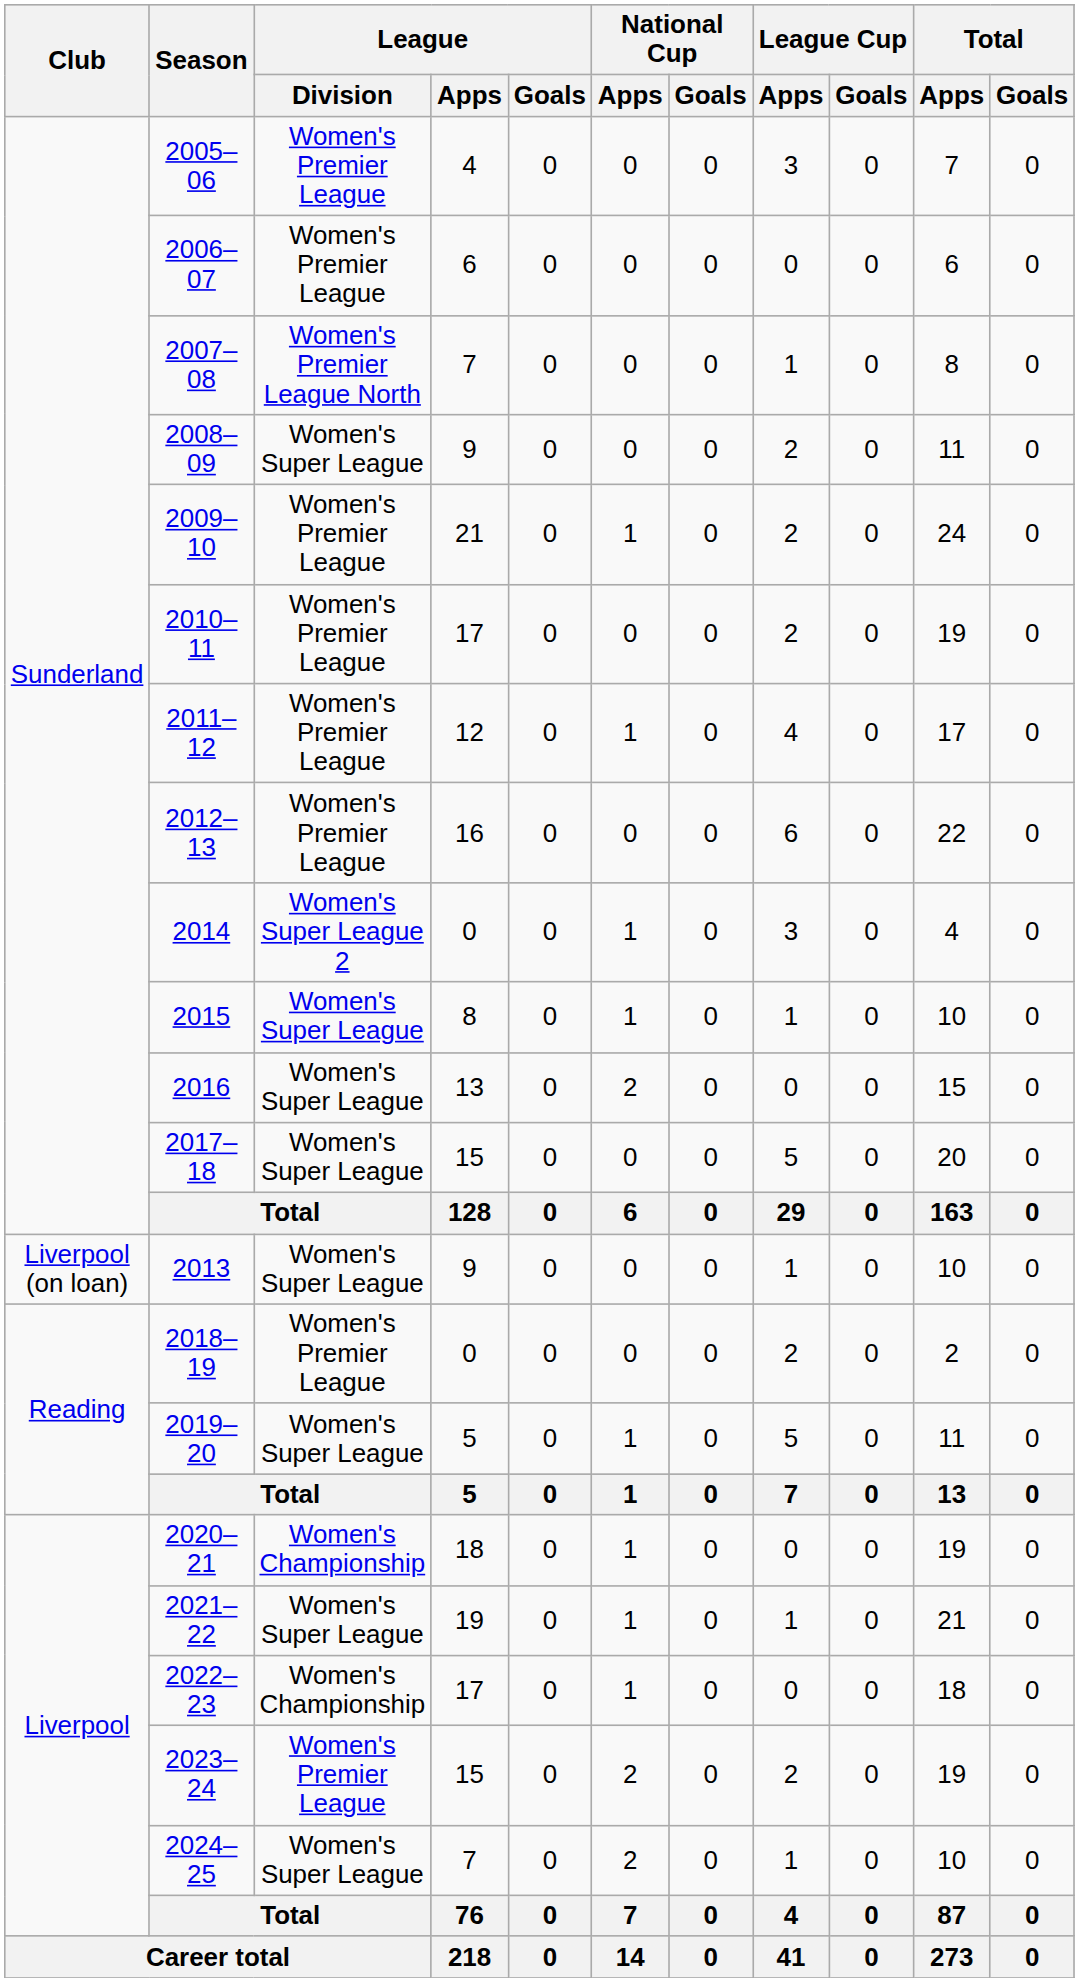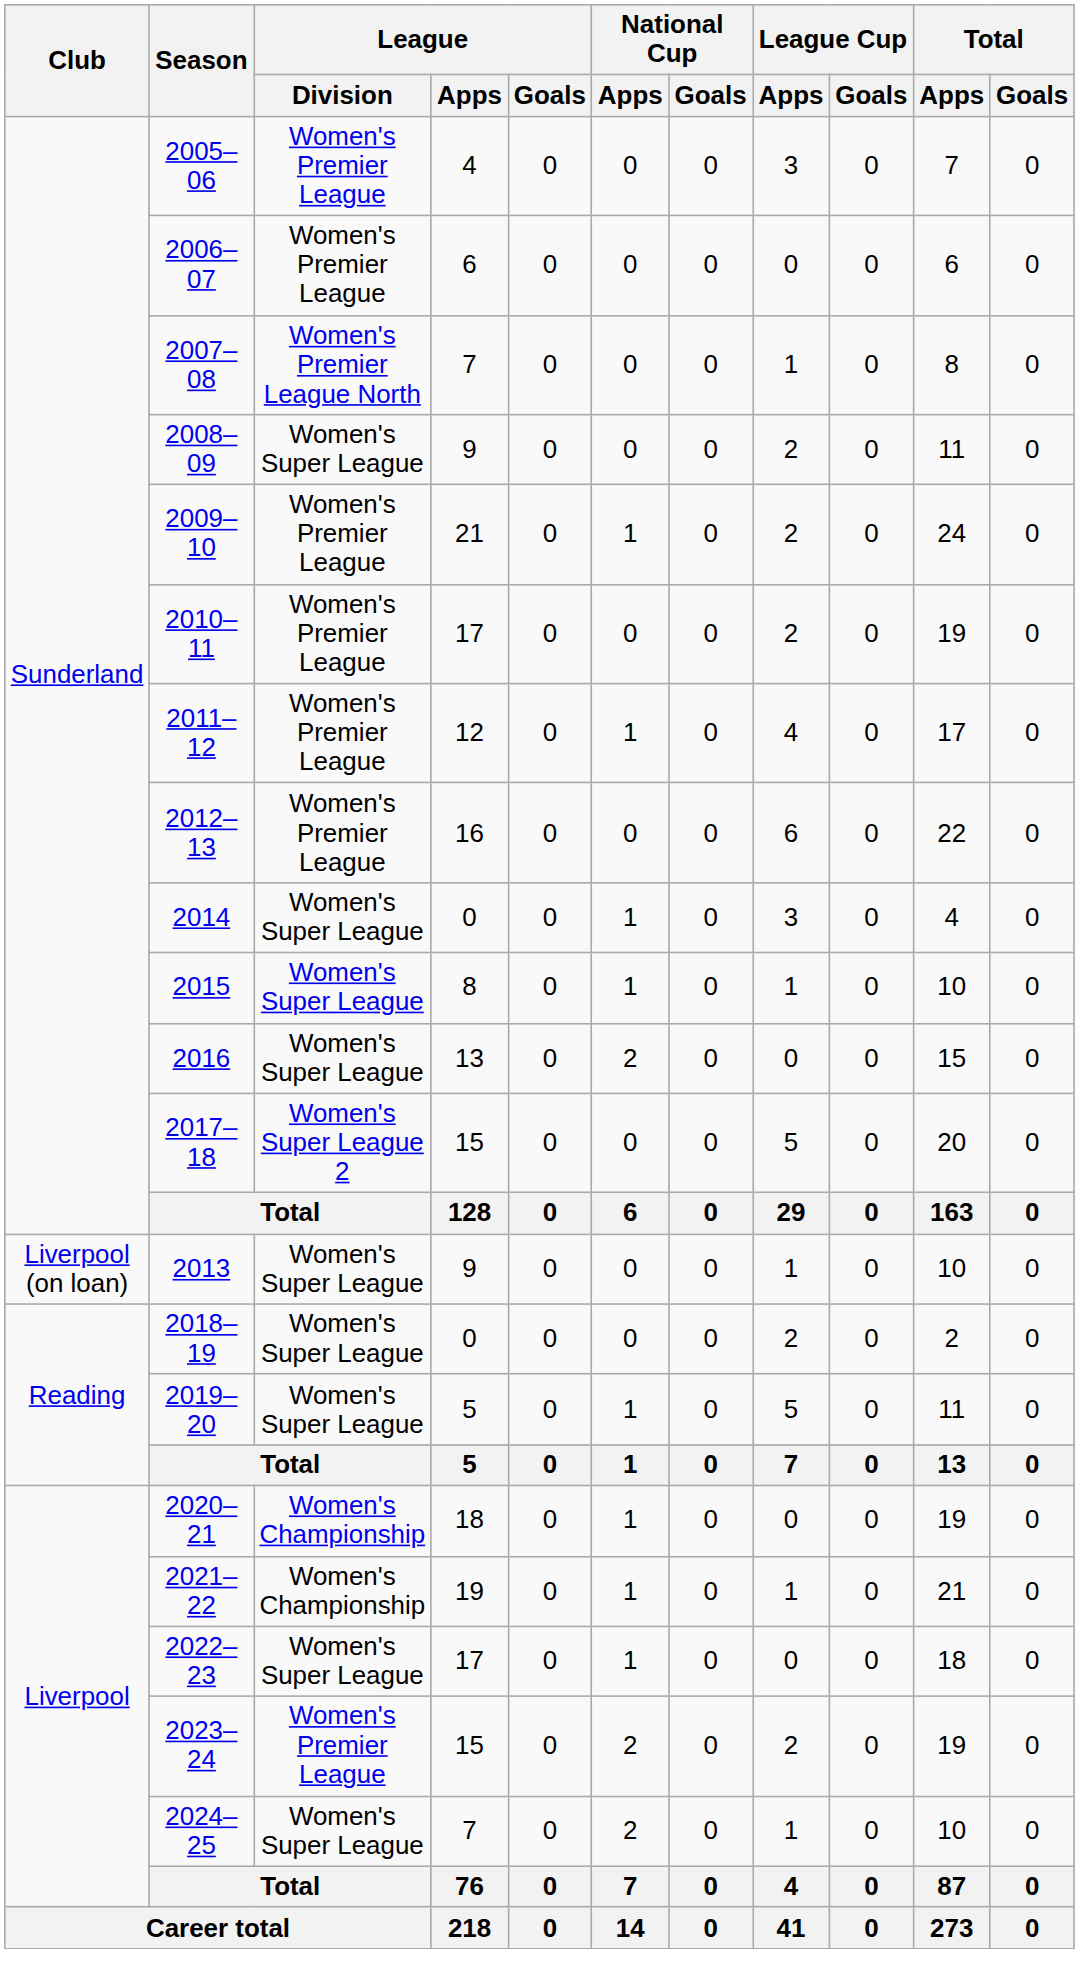(342, 931) Women's Super League 2 -> (342, 917) Women's Super League
(342, 1157) Women's Super League -> (342, 1142) Women's Super League 2
(342, 1353) Women's Premier League -> (342, 1338) Women's Super League
(342, 1619) Women's Super League -> (342, 1590) Women's Championship
(342, 1690) Women's Championship -> (342, 1661) Women's Super League
